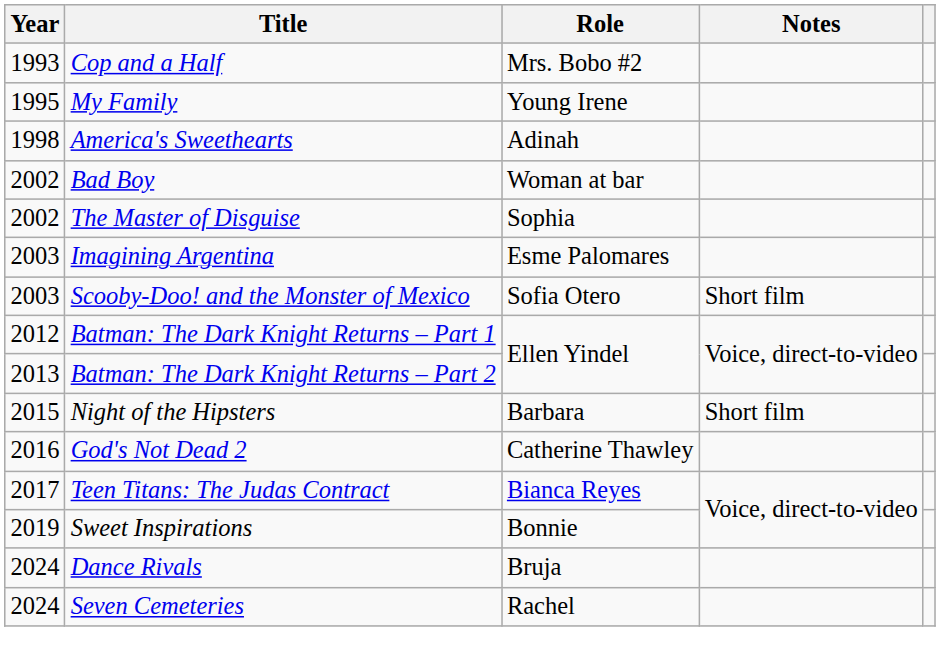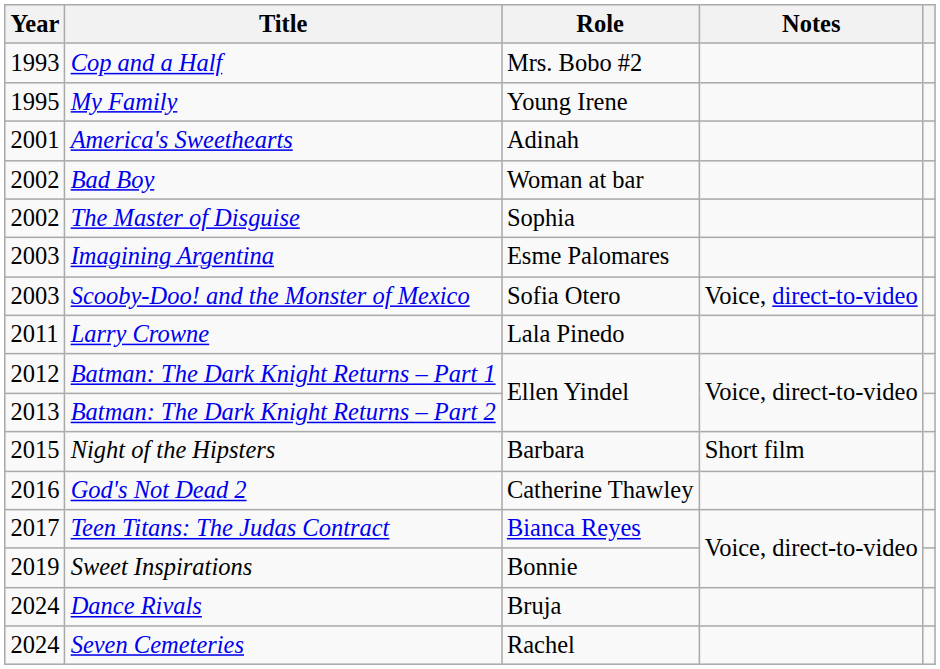(35, 140) 1998 -> (35, 140) 2001
(755, 295) Short film -> (811, 295) Voice, direct-to-video
+ row: (140, 334)
